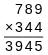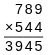(19, 27) 3 -> (19, 27) 5
